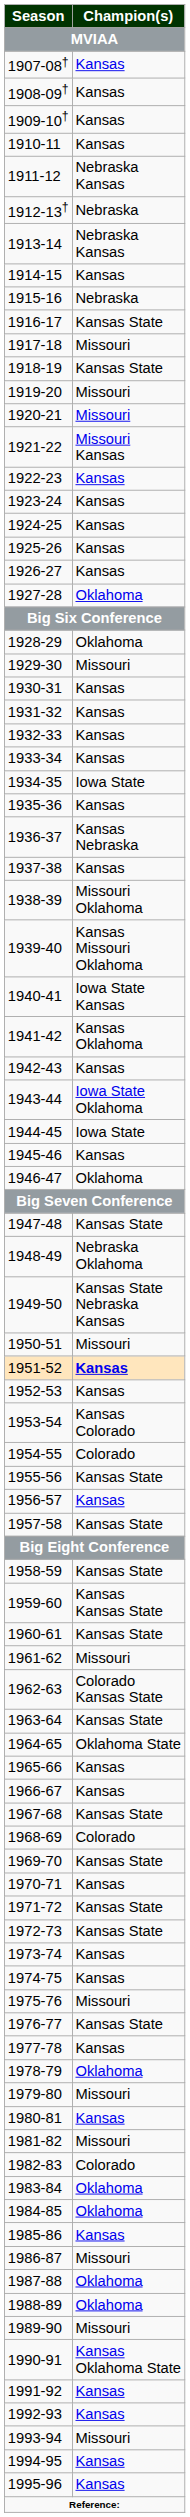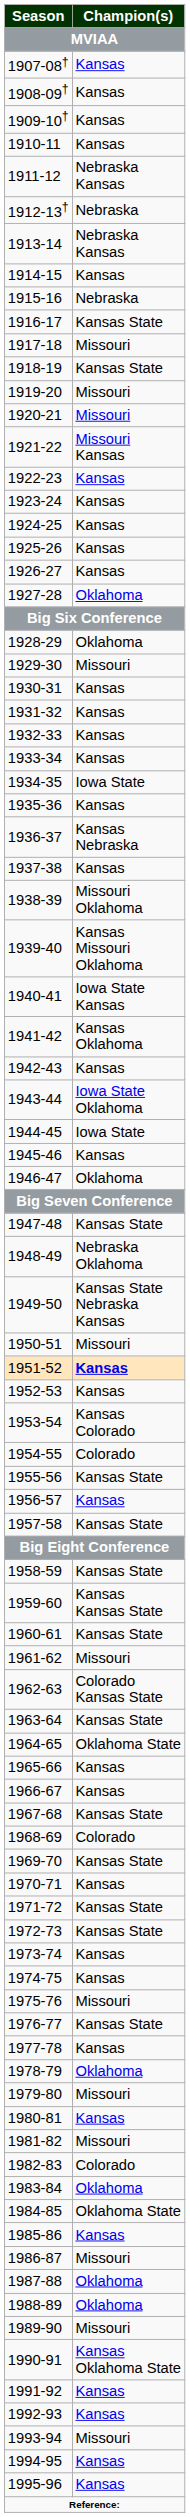(109, 2211) Oklahoma -> (128, 2211) Oklahoma State
